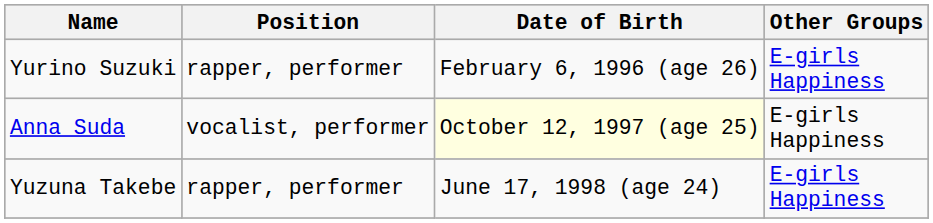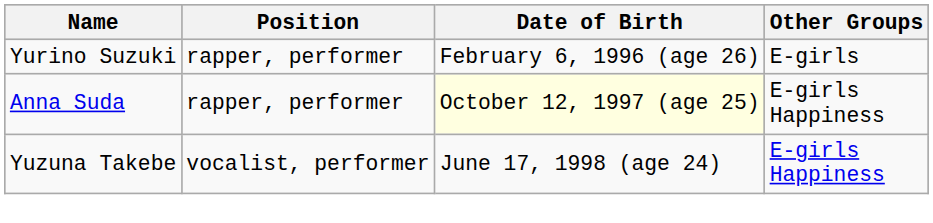(827, 69) E-girls Happiness -> (814, 57) E-girls
(308, 129) vocalist, performer -> (295, 104) rapper, performer
(295, 188) rapper, performer -> (308, 163) vocalist, performer
